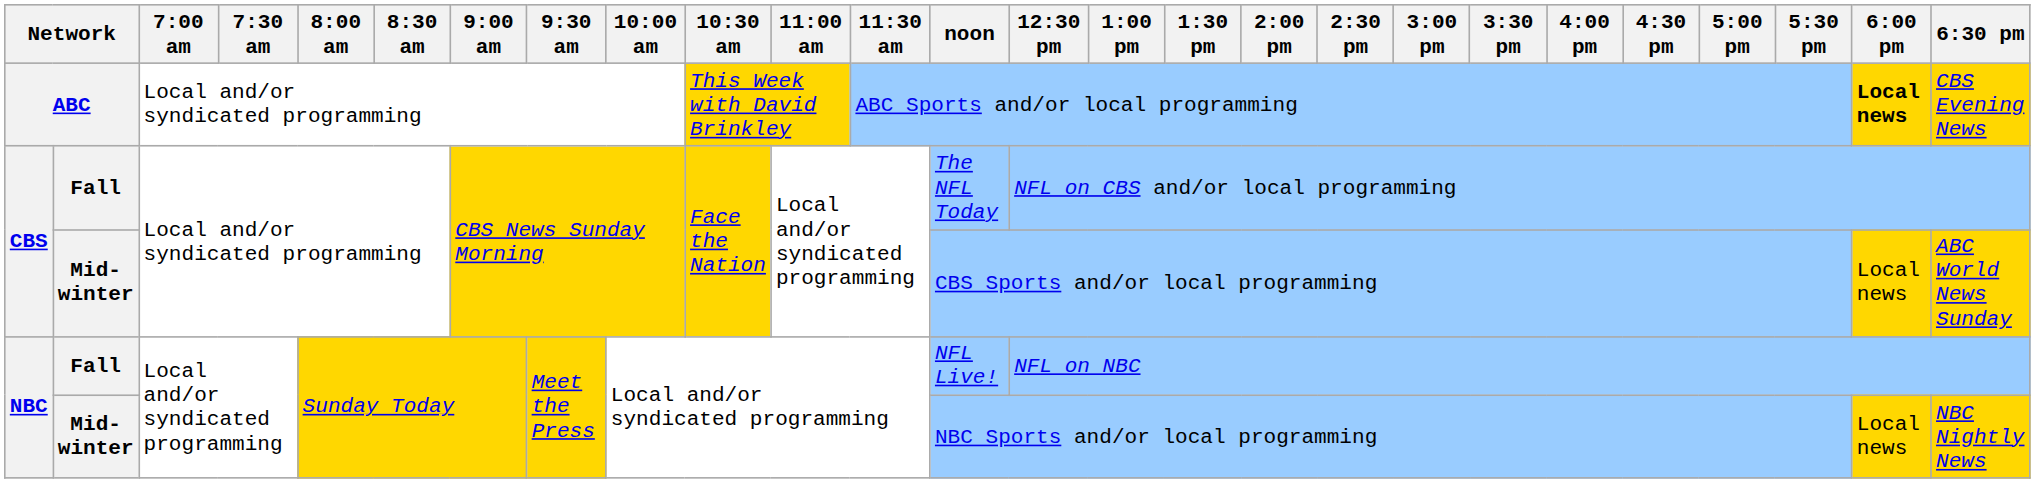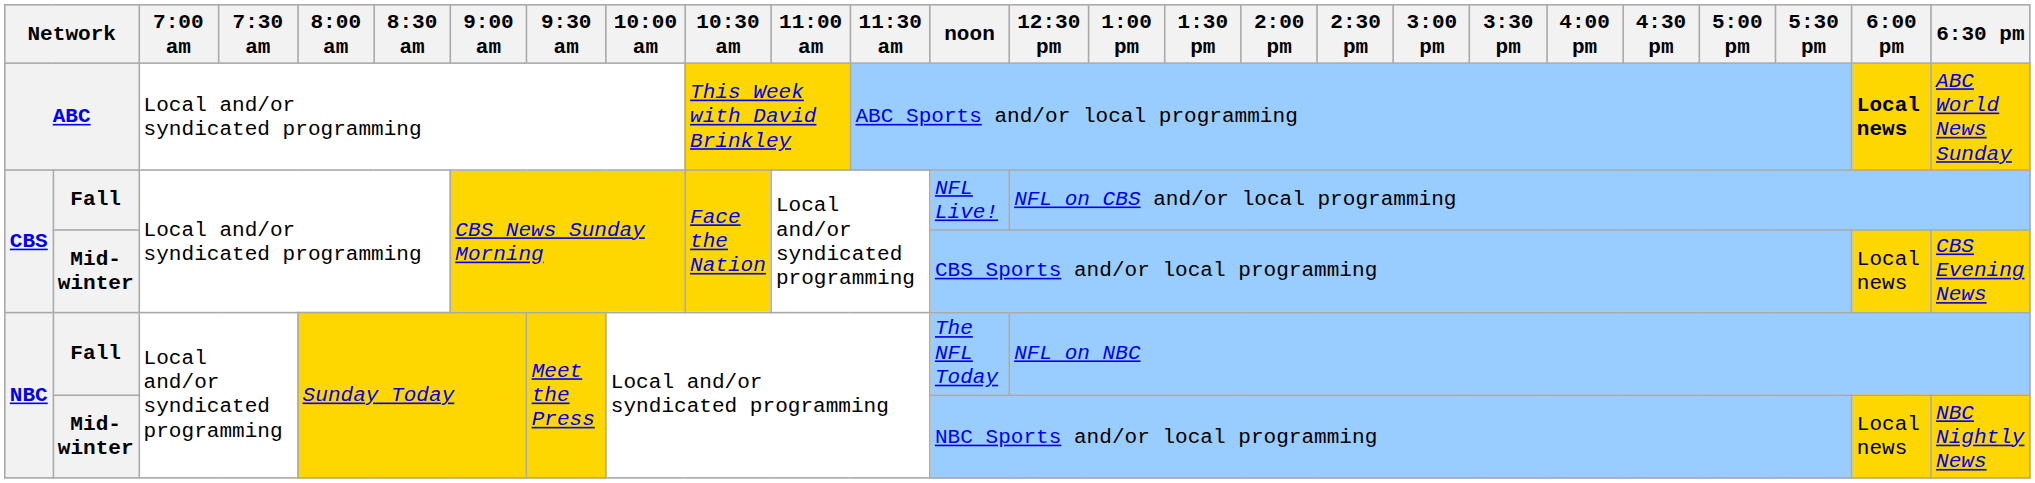(1980, 105) CBS Evening News -> (1974, 117) ABC World News Sunday
(967, 188) The NFL Today -> (967, 200) NFL Live!
(1974, 283) ABC World News Sunday -> (1980, 271) CBS Evening News
(967, 366) NFL Live! -> (967, 354) The NFL Today
